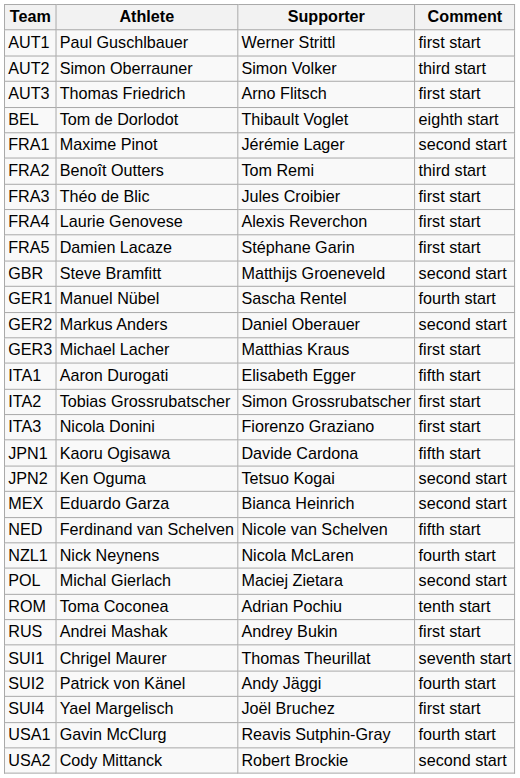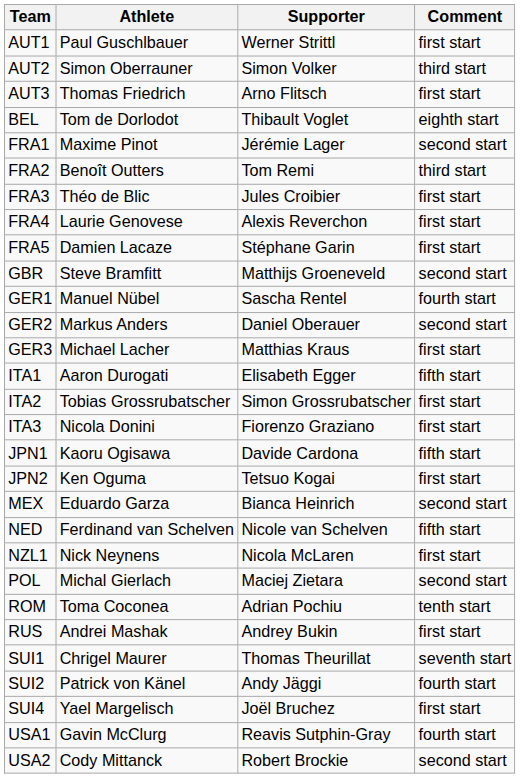(463, 478) second start -> (450, 478) first start
(457, 555) fourth start -> (450, 555) first start
